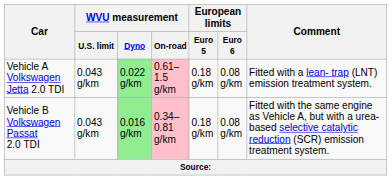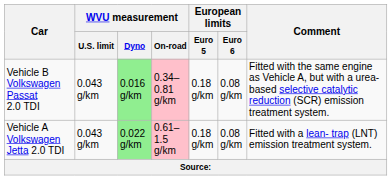rows swapped: (35, 78) <-> (34, 128)
